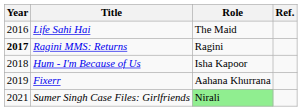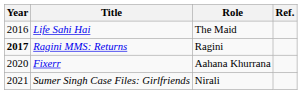- row: (87, 64)
(18, 81) 2019 -> (18, 64) 2020
(207, 98) lightgreen background -> (207, 81) no background
